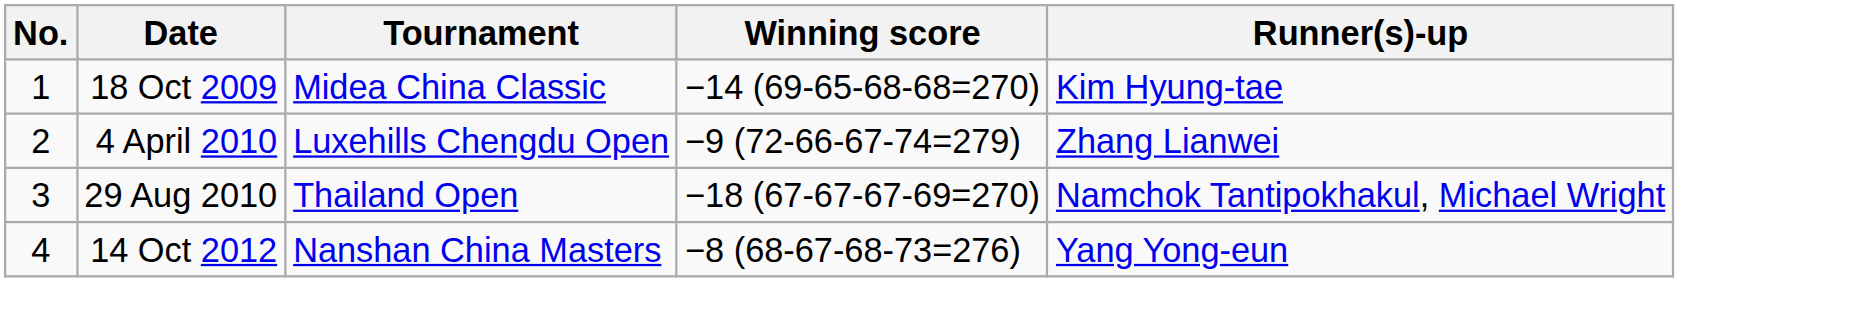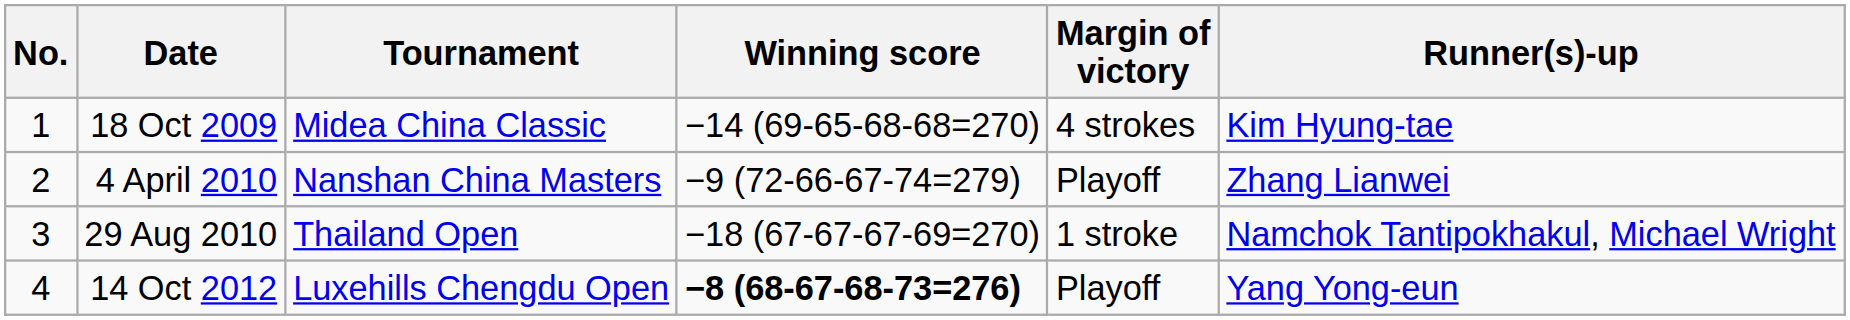+ column: (1133, 52)
(481, 141) Luxehills Chengdu Open -> (477, 180) Nanshan China Masters
(477, 250) Nanshan China Masters -> (481, 288) Luxehills Chengdu Open
(853, 250) normal -> (853, 288) bold
